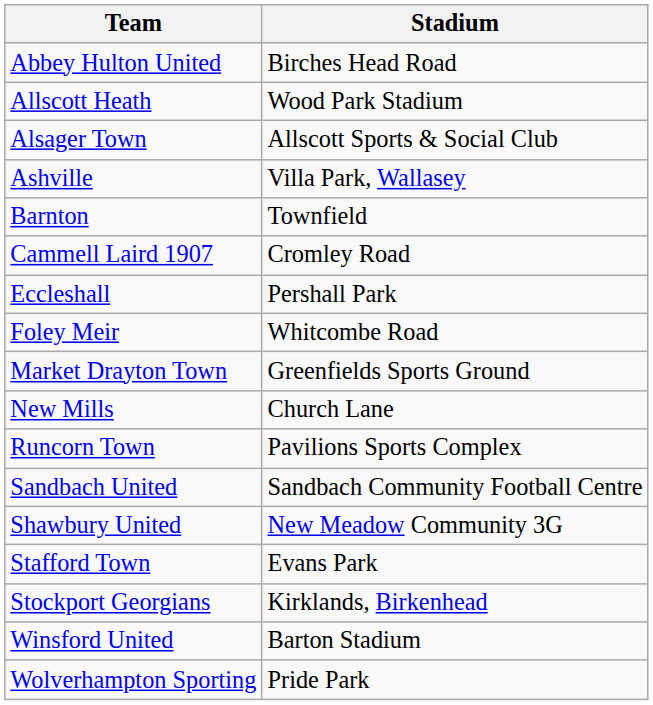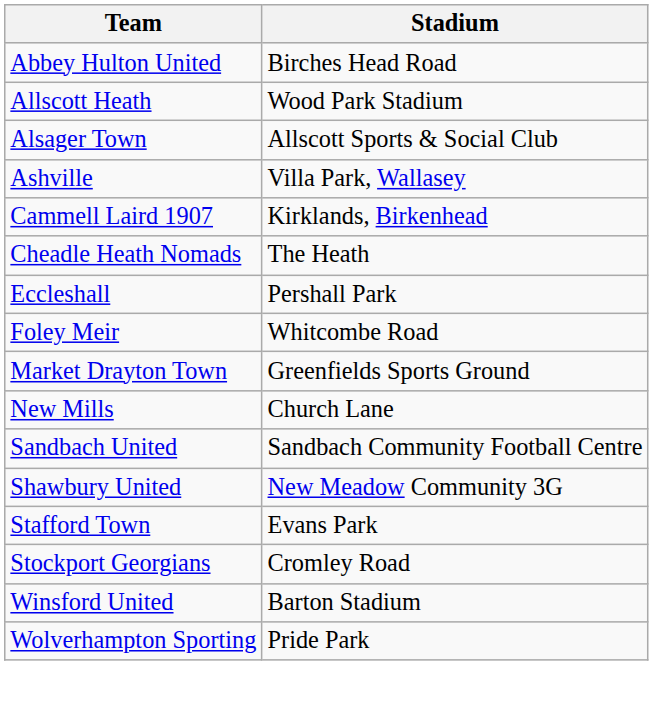- row: (50, 216)
(339, 255) Cromley Road -> (378, 216) Kirklands, Birkenhead
+ row: (126, 255)
- row: (83, 448)
(378, 602) Kirklands, Birkenhead -> (339, 563) Cromley Road
